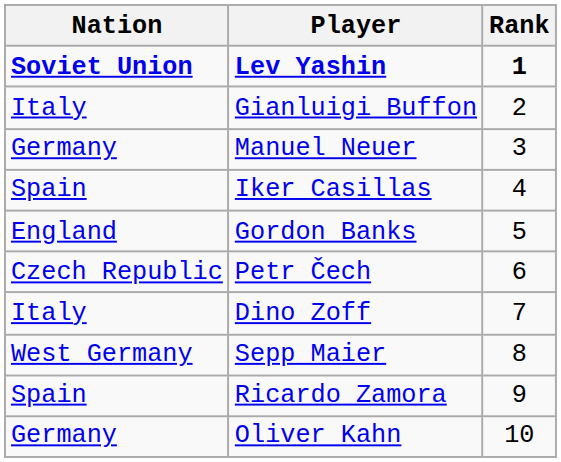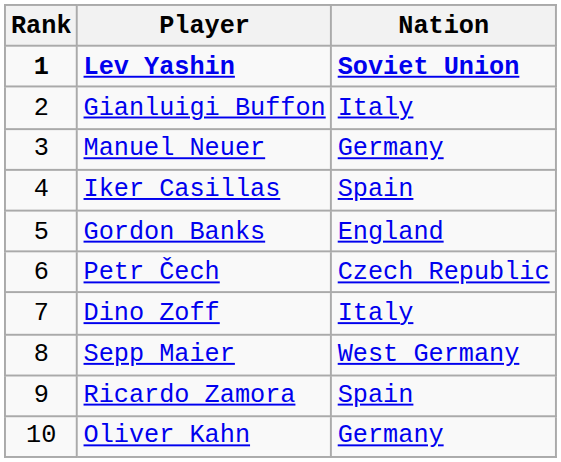columns swapped: (519, 26) <-> (117, 26)
